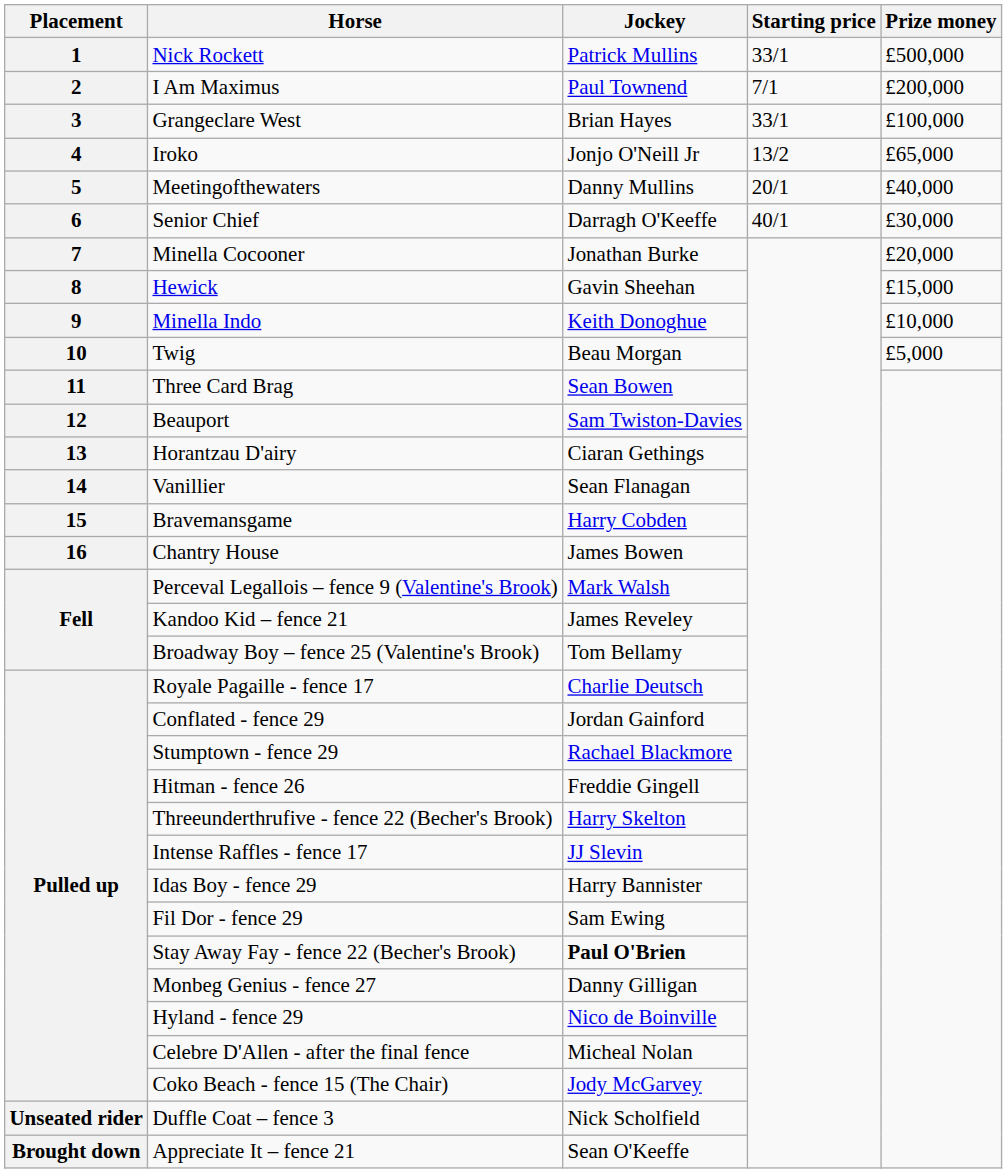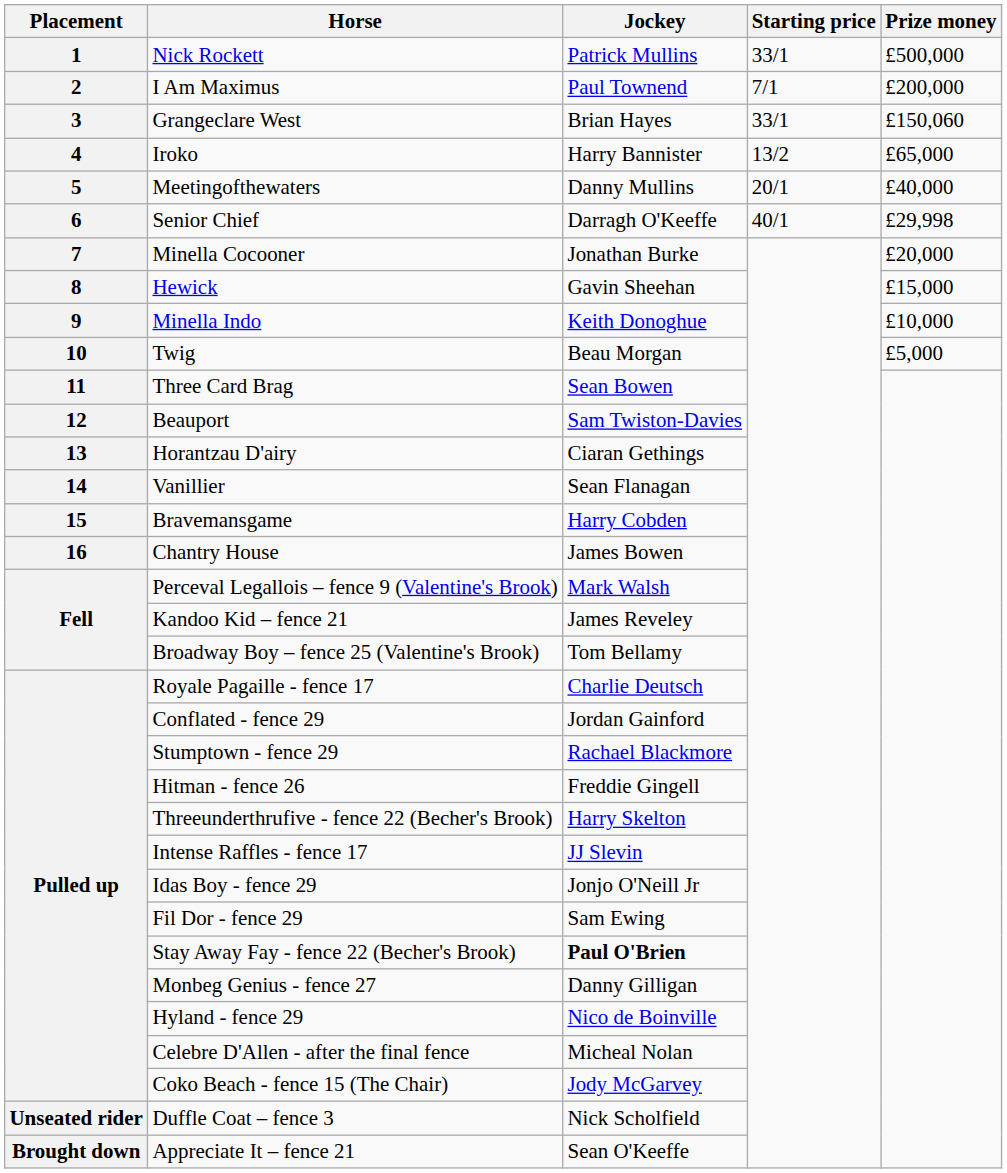(925, 120) £100,000 -> (925, 120) £150,060
(633, 154) Jonjo O'Neill Jr -> (635, 154) Harry Bannister
(919, 220) £30,000 -> (919, 220) £29,998
(635, 885) Harry Bannister -> (633, 885) Jonjo O'Neill Jr
